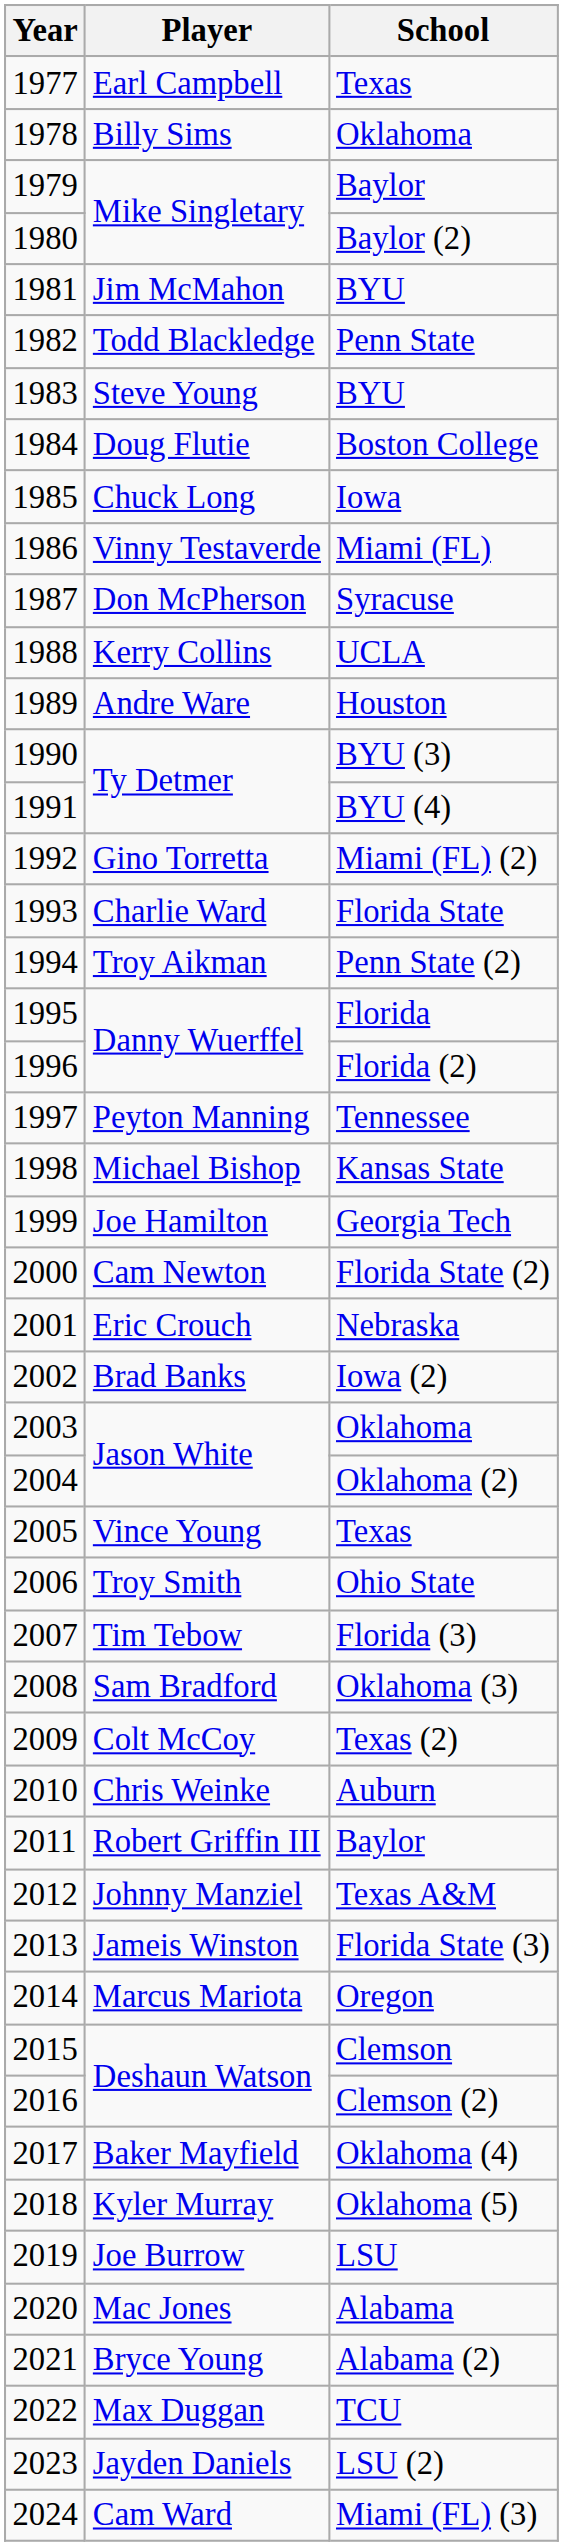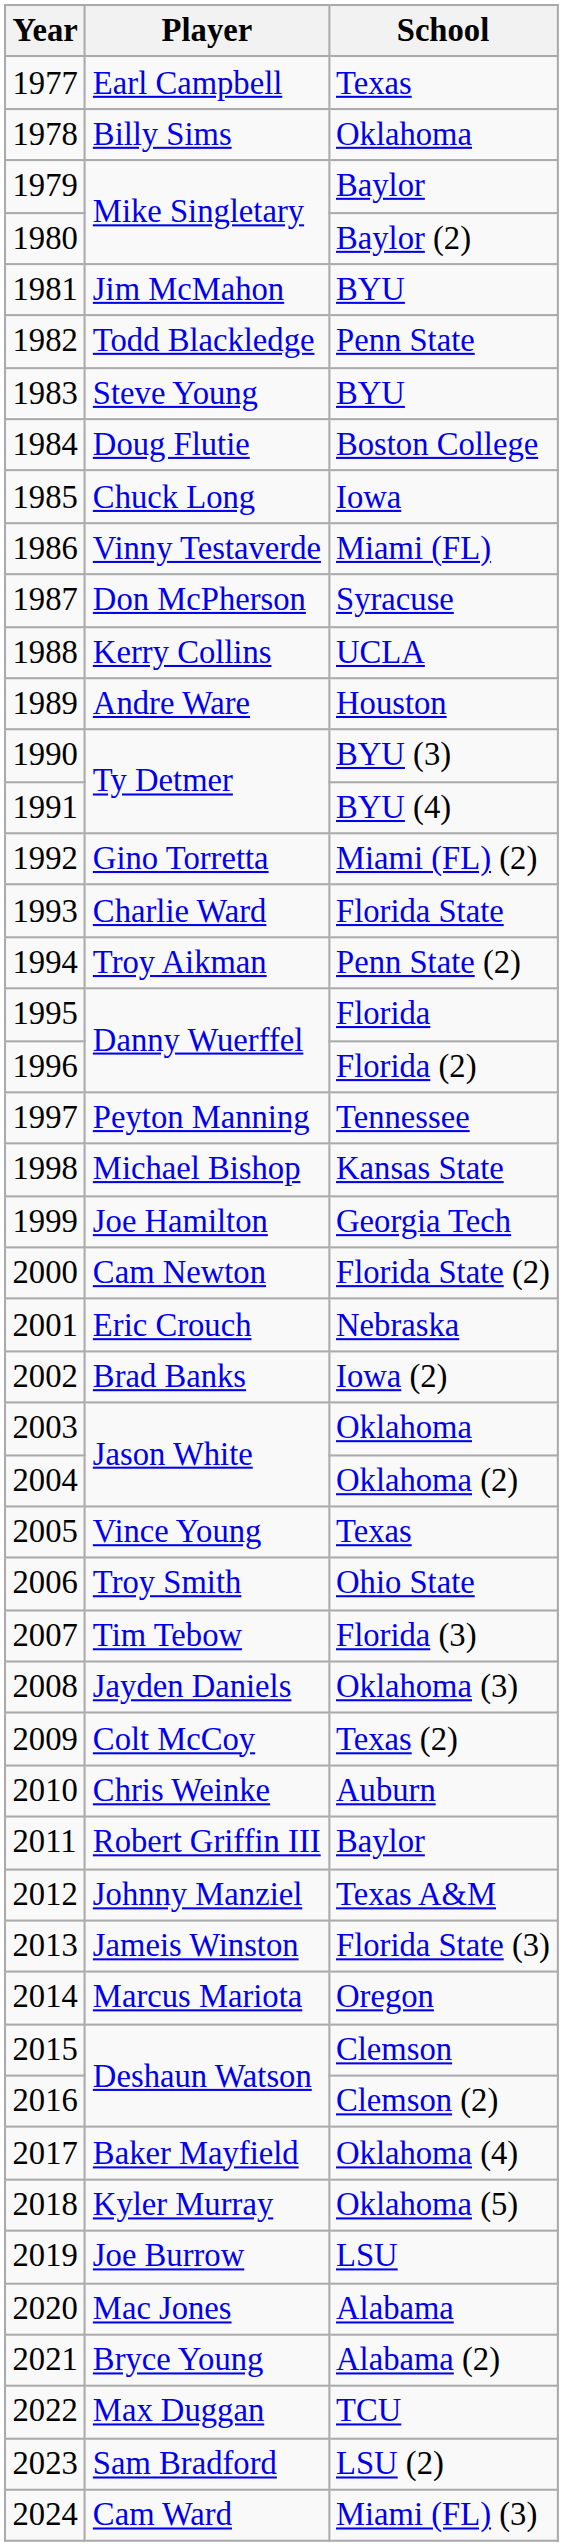(185, 1686) Sam Bradford -> (192, 1686) Jayden Daniels
(192, 2463) Jayden Daniels -> (185, 2463) Sam Bradford
